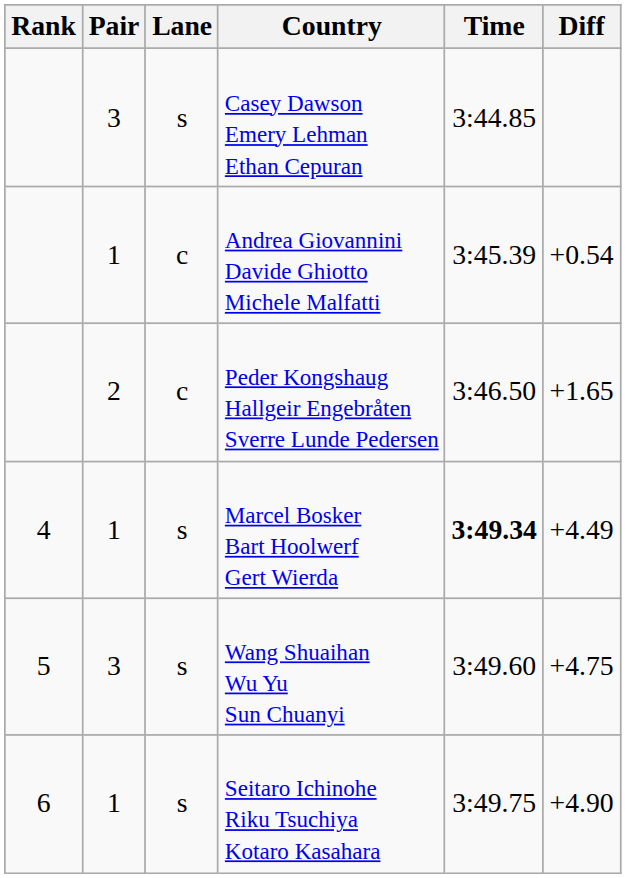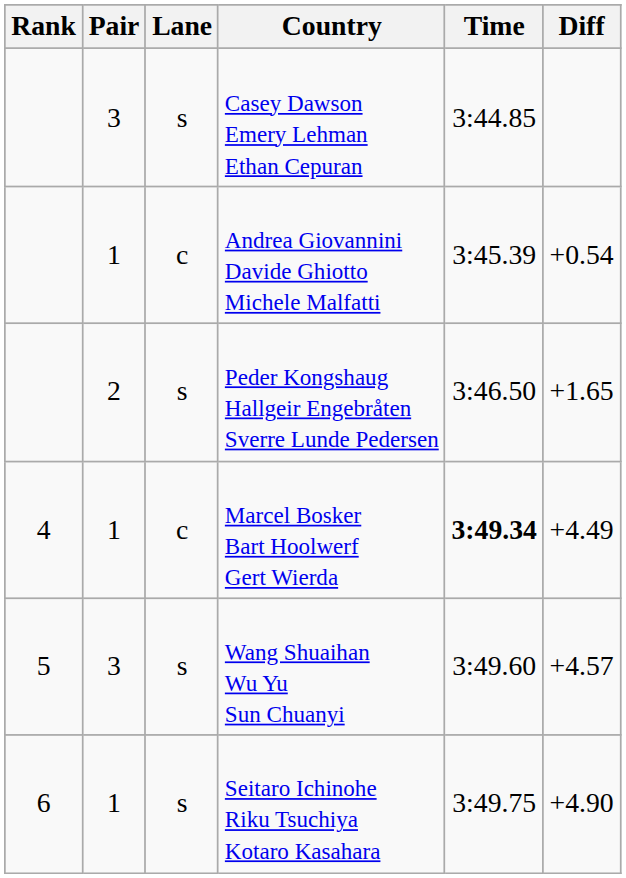(182, 391) c -> (182, 391) s
(182, 529) s -> (182, 529) c
(582, 666) +4.75 -> (582, 666) +4.57
